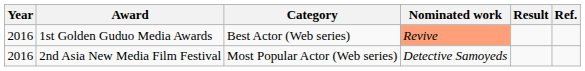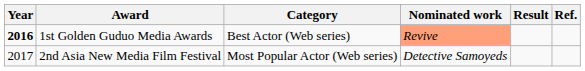(20, 35) normal -> (20, 35) bold
(20, 55) 2016 -> (20, 55) 2017
